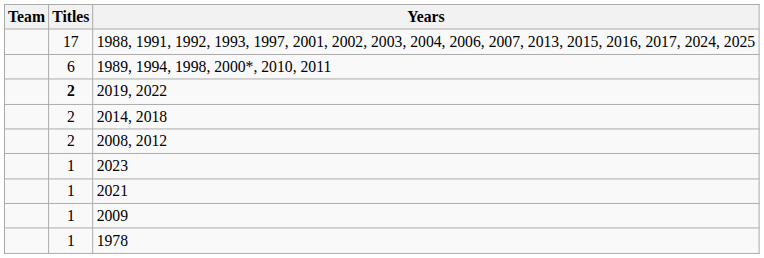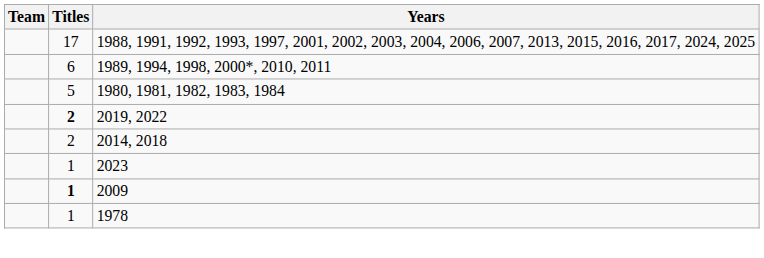+ row: (191, 91)
- row: (132, 141)
- row: (112, 191)
(71, 215) normal -> (71, 191) bold
